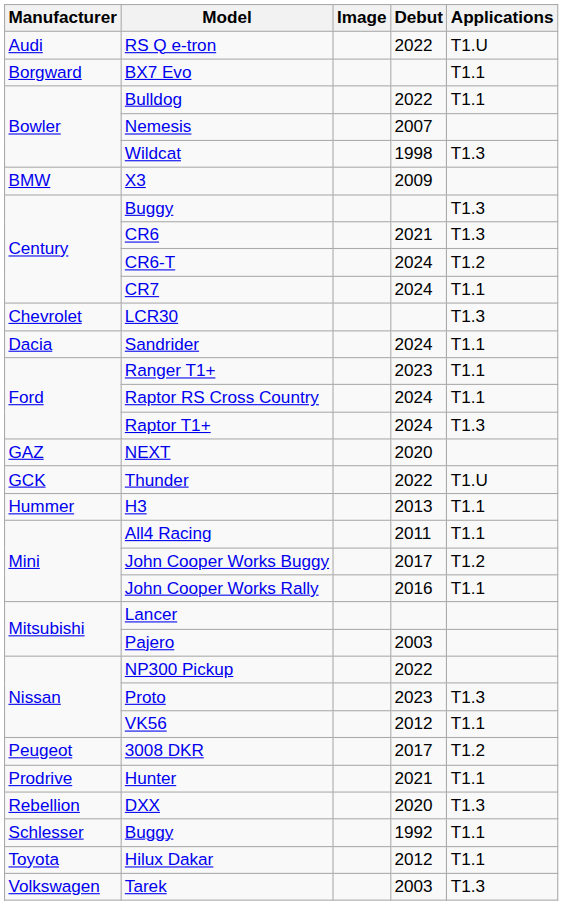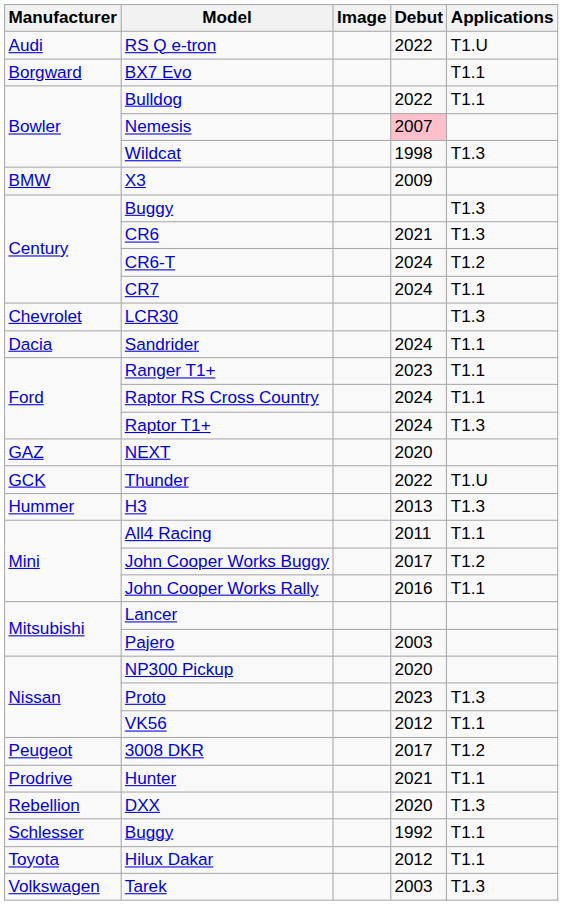(413, 126) no background -> (413, 126) pink background
(468, 506) T1.1 -> (468, 506) T1.3
(413, 669) 2022 -> (413, 669) 2020
